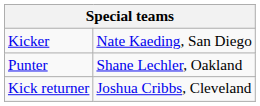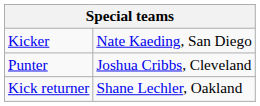(169, 64) Shane Lechler, Oakland -> (174, 64) Joshua Cribbs, Cleveland
(174, 88) Joshua Cribbs, Cleveland -> (169, 88) Shane Lechler, Oakland
